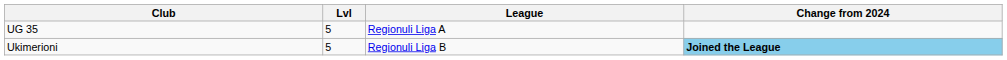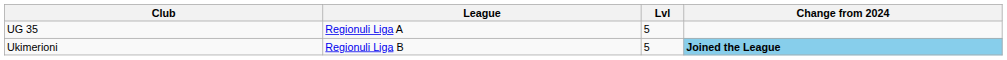columns swapped: (524, 12) <-> (344, 12)
